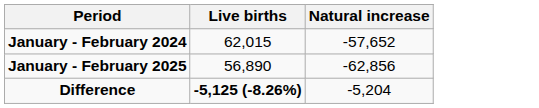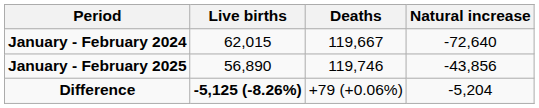+ column: (356, 16)
(369, 41) -57,652 -> (470, 41) -72,640
(369, 66) -62,856 -> (470, 66) -43,856
